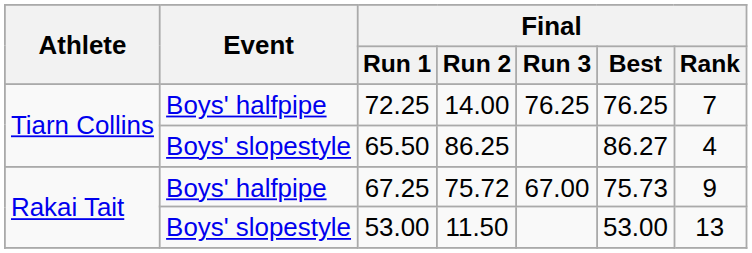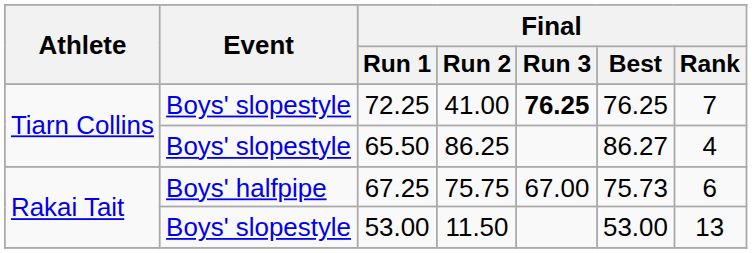(246, 105) Boys' halfpipe -> (259, 105) Boys' slopestyle
(477, 105) 14.00 -> (477, 105) 41.00
(557, 105) normal -> (557, 105) bold
(477, 187) 75.72 -> (477, 187) 75.75
(710, 187) 9 -> (710, 187) 6
